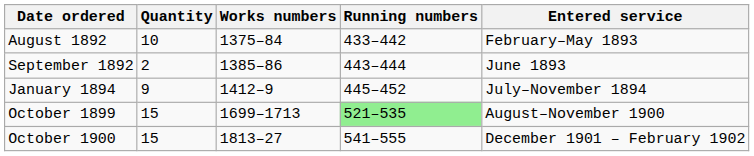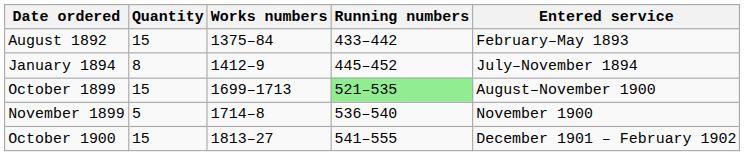(150, 41) 10 -> (141, 41) 15
- row: (71, 65)
(145, 90) 9 -> (136, 65) 8
+ row: (66, 114)
